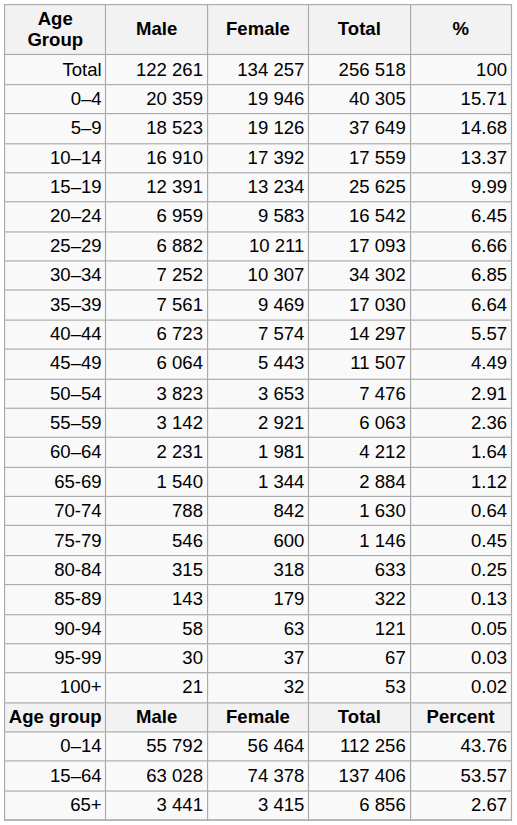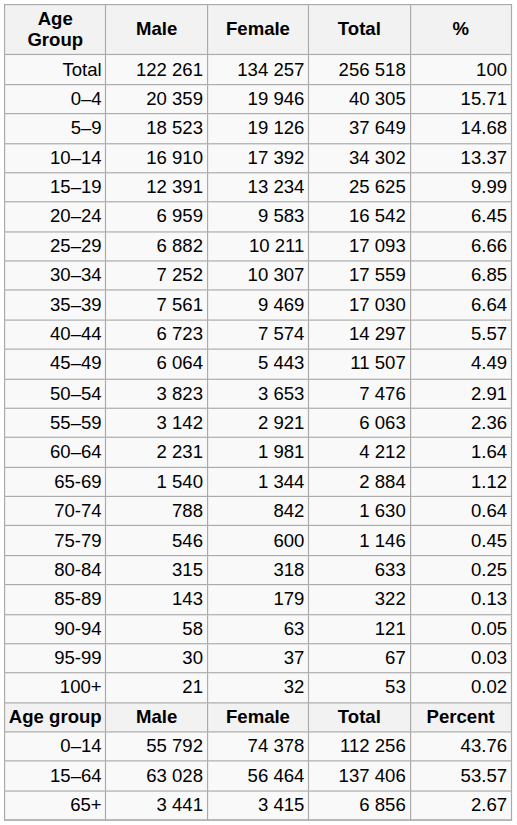(377, 157) 17 559 -> (377, 157) 34 302
(377, 275) 34 302 -> (377, 275) 17 559
(276, 746) 56 464 -> (276, 746) 74 378
(276, 775) 74 378 -> (276, 775) 56 464
